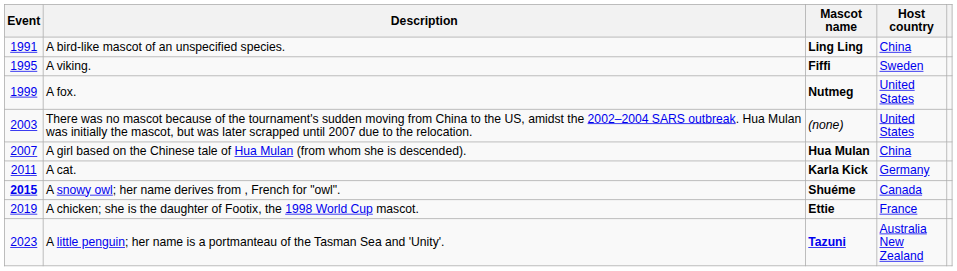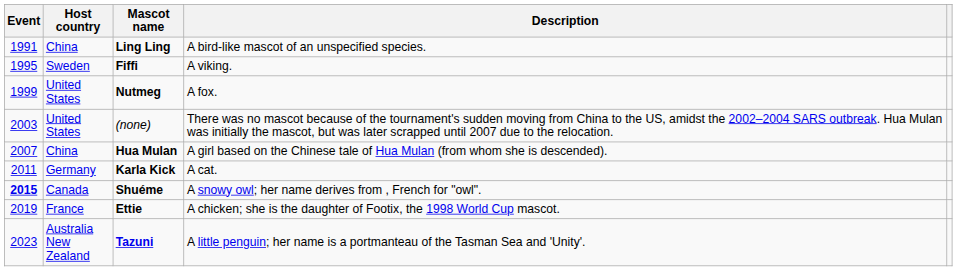columns swapped: (912, 20) <-> (424, 20)
